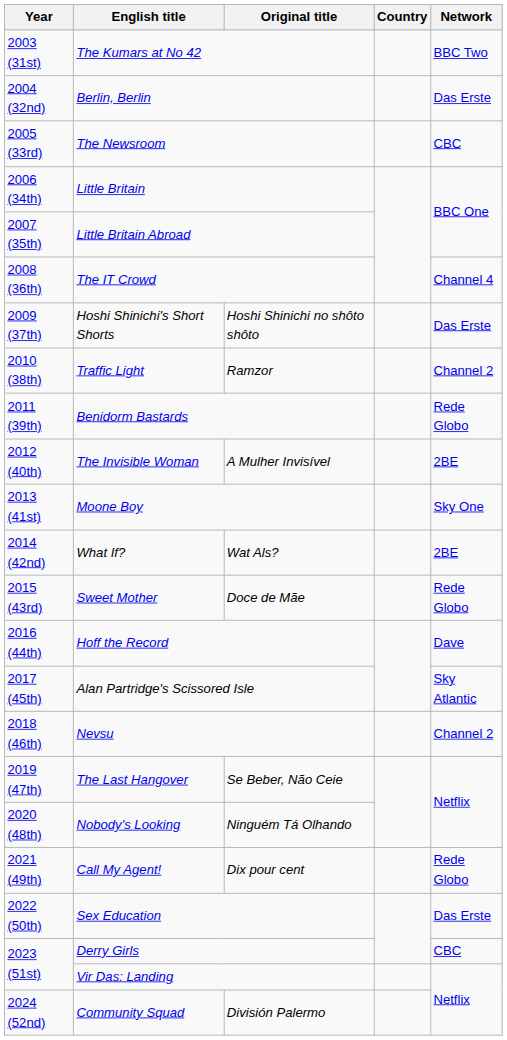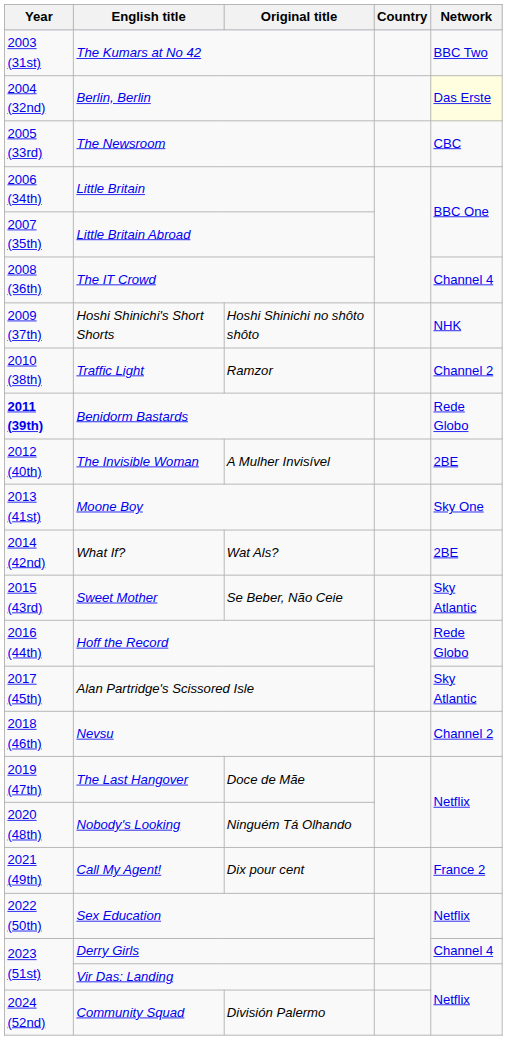(462, 98) no background -> (462, 98) lightyellow background
(462, 325) Das Erste -> (447, 325) NHK
(25, 416) normal -> (25, 416) bold
(266, 597) Doce de Mãe -> (285, 597) Se Beber, Não Ceie
(451, 597) Rede Globo -> (455, 597) Sky Atlantic
(449, 643) Dave -> (451, 643) Rede Globo
(285, 779) Se Beber, Não Ceie -> (266, 779) Doce de Mãe
(451, 870) Rede Globo -> (459, 870) France 2
(462, 915) Das Erste -> (452, 915) Netflix
(447, 951) CBC -> (463, 951) Channel 4
